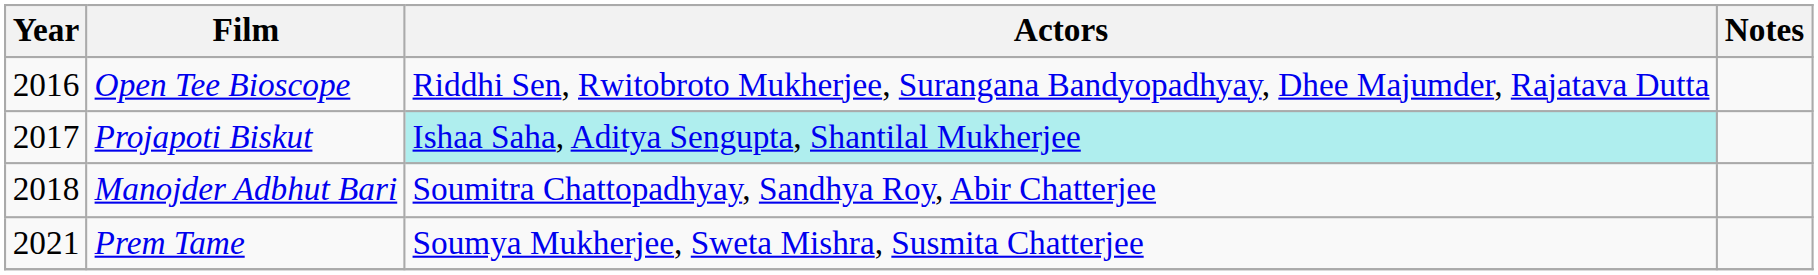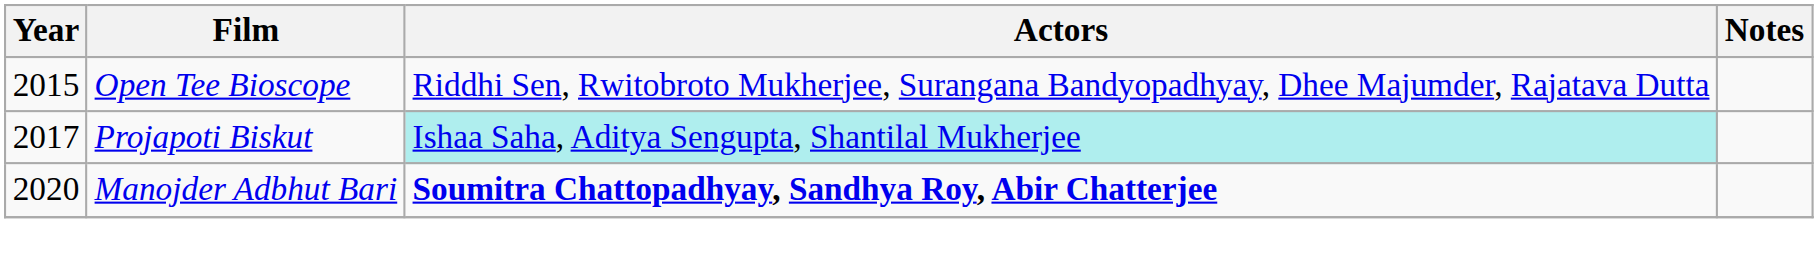(46, 83) 2016 -> (46, 83) 2015
(46, 189) 2018 -> (46, 189) 2020
(784, 189) normal -> (815, 189) bold
- row: (170, 242)
